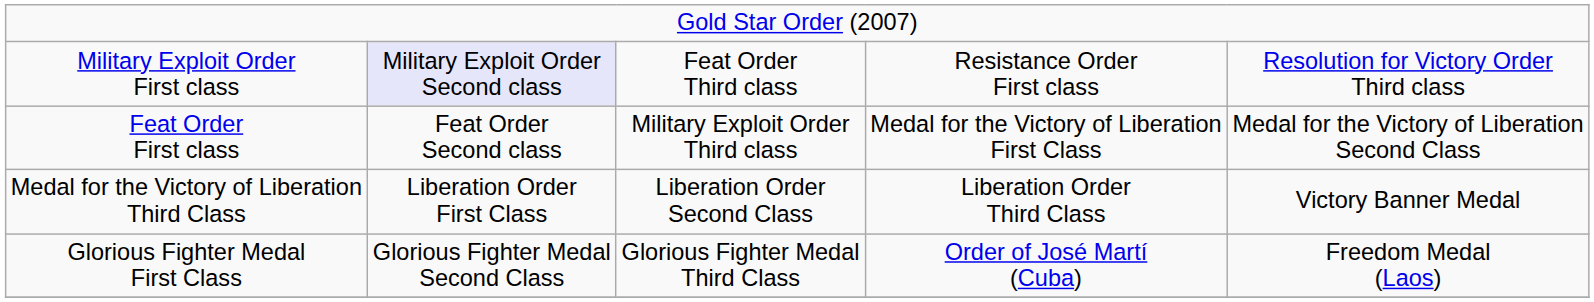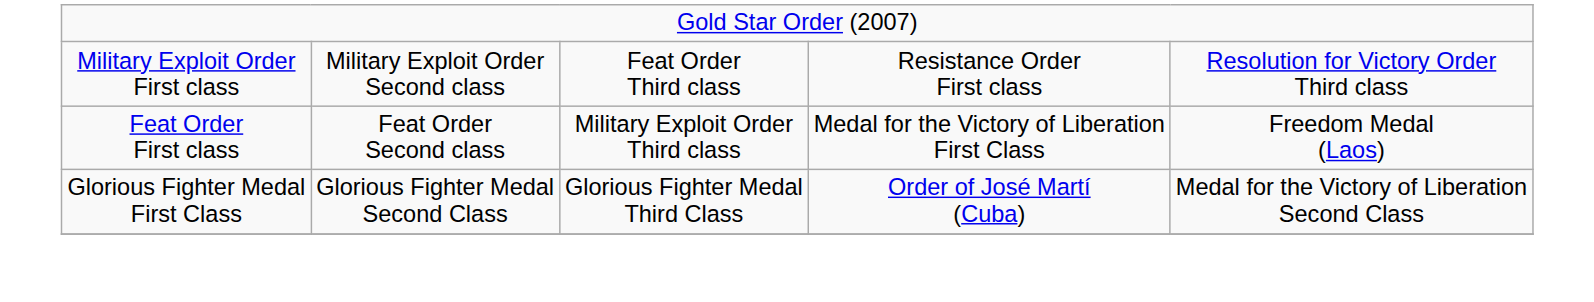(492, 73) lavender background -> (435, 73) no background
(1408, 137) Medal for the Victory of Liberation Second Class -> (1351, 137) Freedom Medal (Laos)
- row: (186, 201)
(1408, 264) Freedom Medal (Laos) -> (1351, 201) Medal for the Victory of Liberation Second Class
